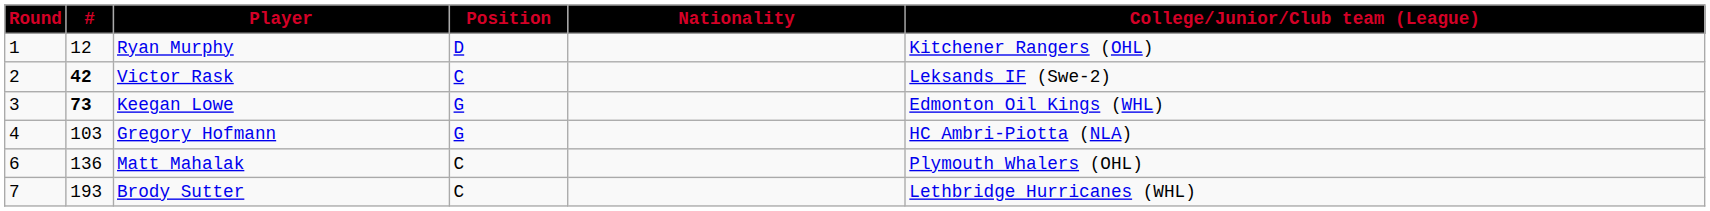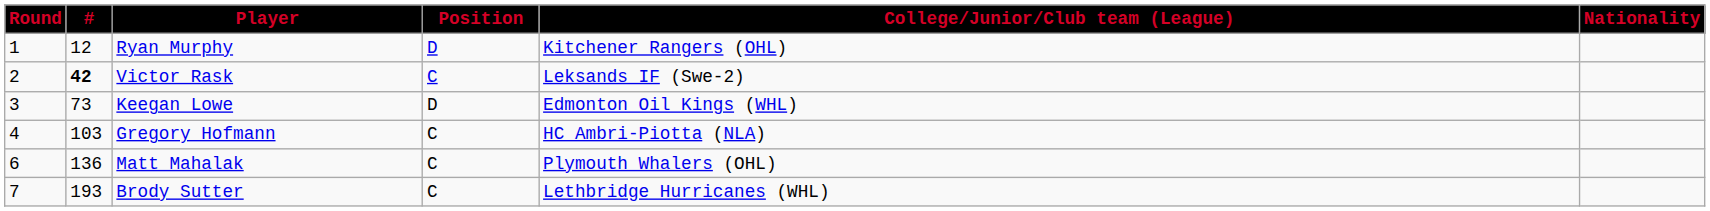columns swapped: (737, 19) <-> (1305, 19)
(81, 106) bold -> (81, 106) normal
(459, 106) G -> (432, 106) D
(459, 134) G -> (432, 134) C
